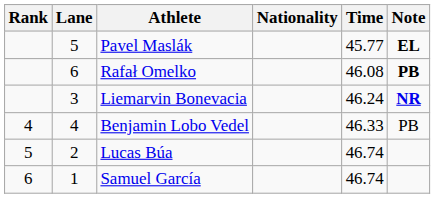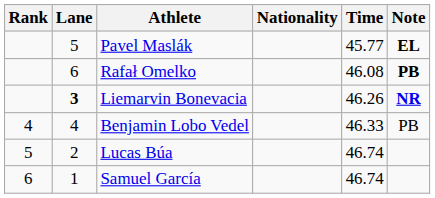(74, 98) normal -> (74, 98) bold
(365, 98) 46.24 -> (365, 98) 46.26
